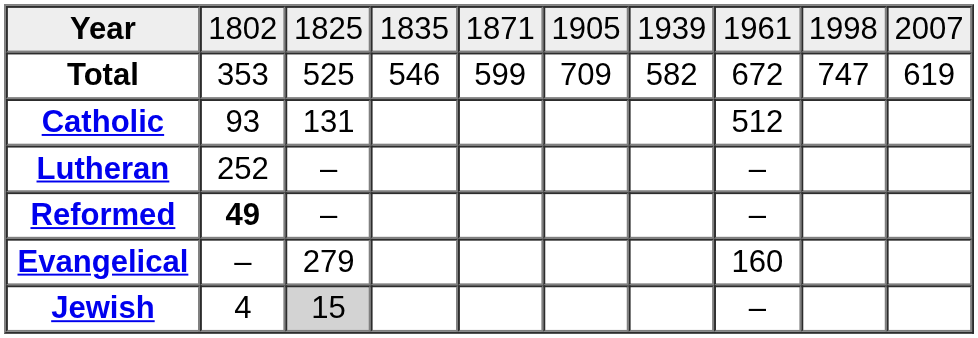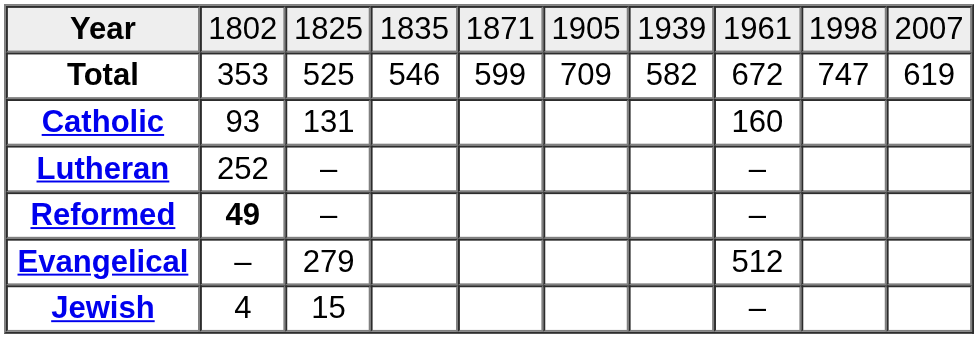(757, 121) 512 -> (757, 121) 160
(757, 261) 160 -> (757, 261) 512
(329, 308) lightgrey background -> (329, 308) no background
